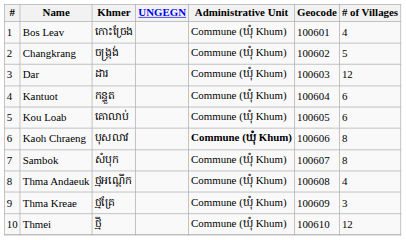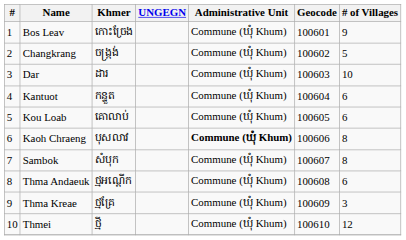(345, 32) 4 -> (345, 32) 9
(347, 75) 12 -> (347, 75) 10
(345, 181) 4 -> (345, 181) 6
